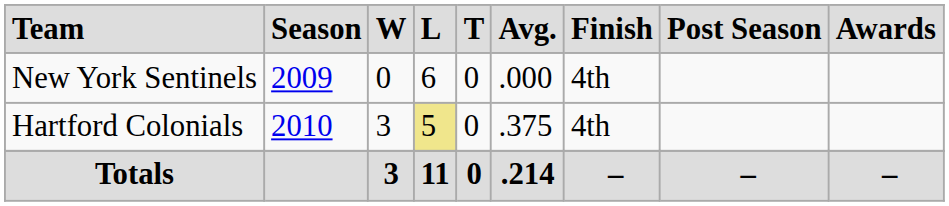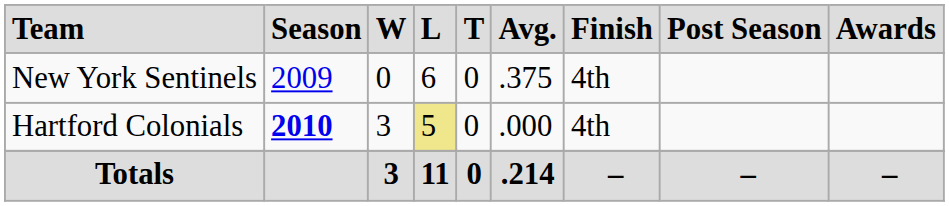(525, 77) .000 -> (525, 77) .375
(302, 126) normal -> (302, 126) bold
(525, 126) .375 -> (525, 126) .000
